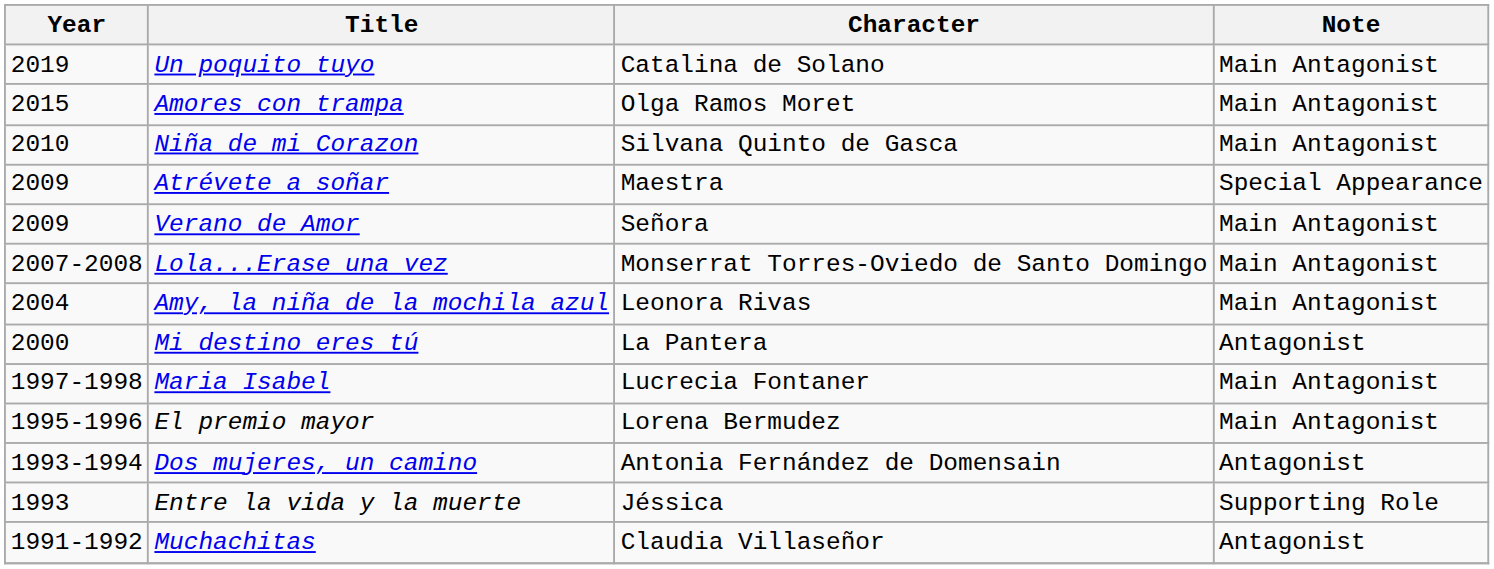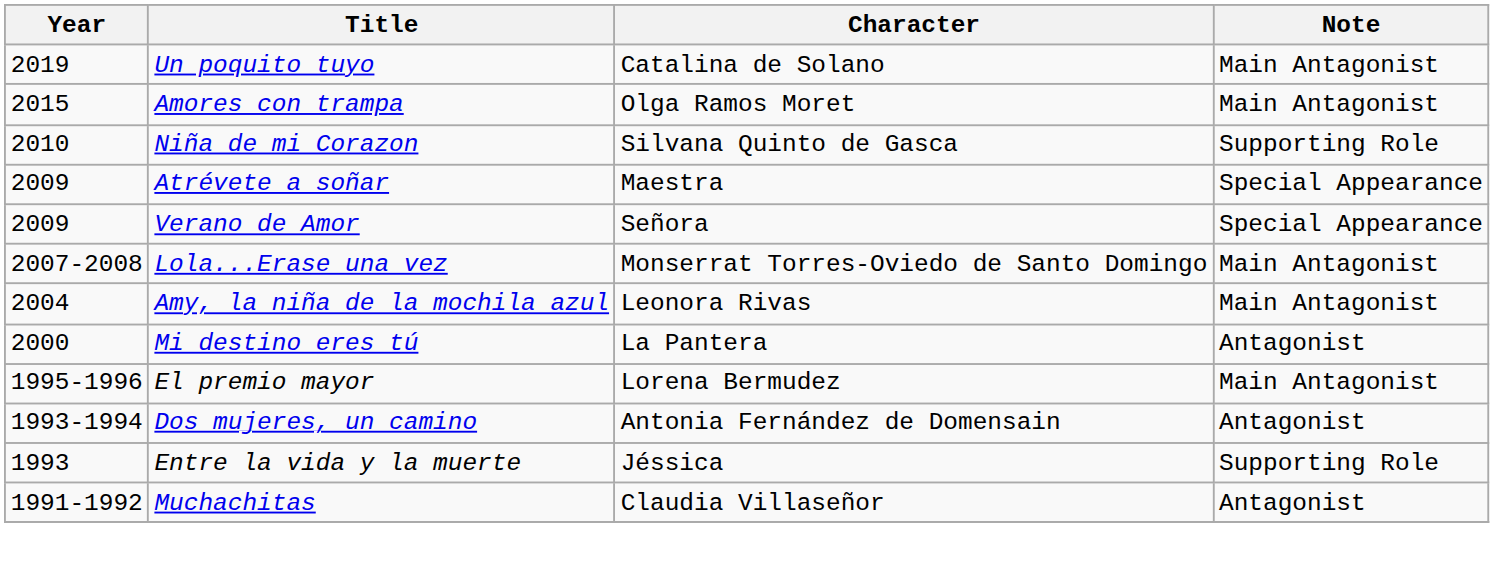(1329, 144) Main Antagonist -> (1329, 144) Supporting Role
(1329, 224) Main Antagonist -> (1351, 224) Special Appearance
- row: (242, 383)
